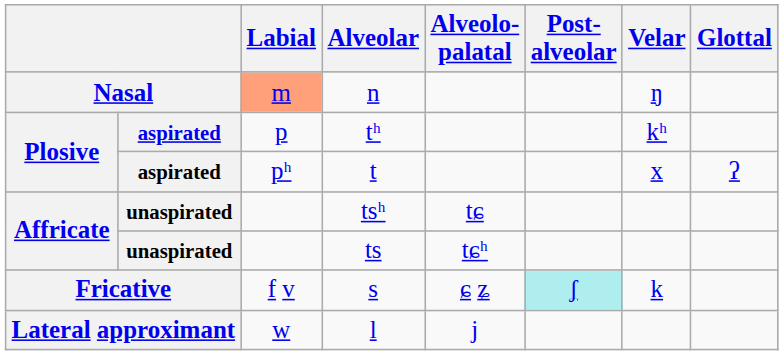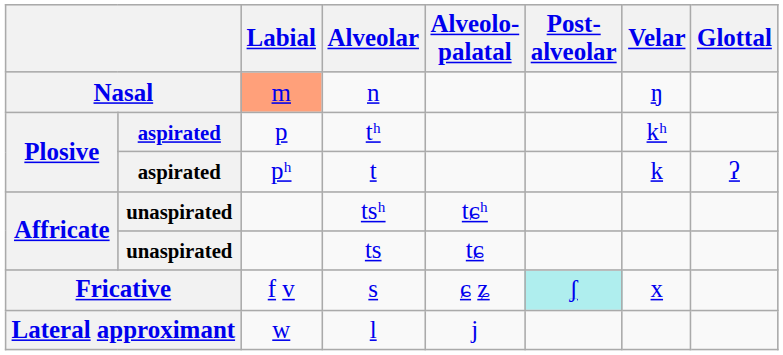(657, 171) x -> (657, 171) k
(475, 210) tɕ -> (475, 210) tɕʰ
(475, 250) tɕʰ -> (475, 250) tɕ
(657, 289) k -> (657, 289) x
